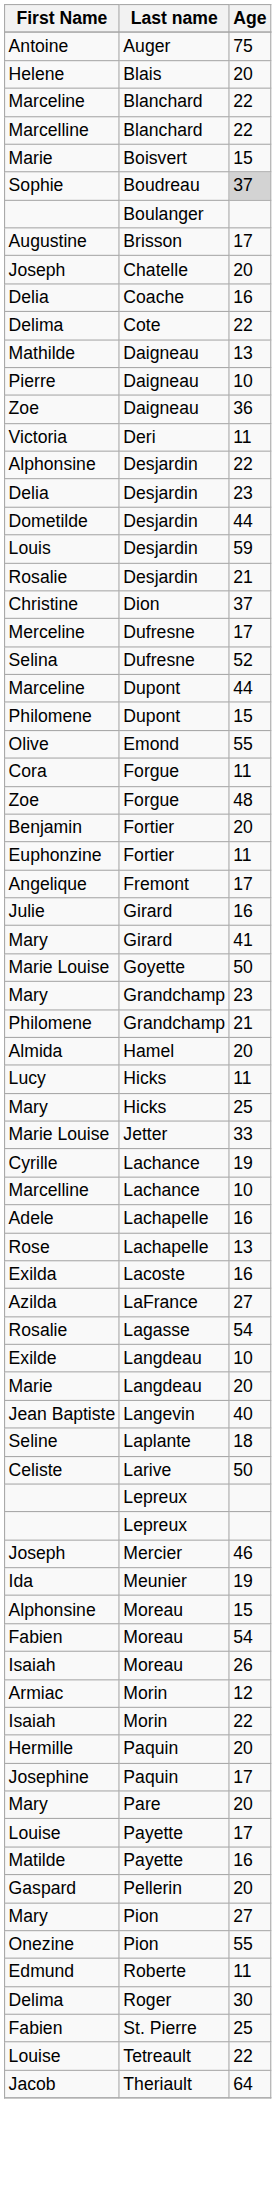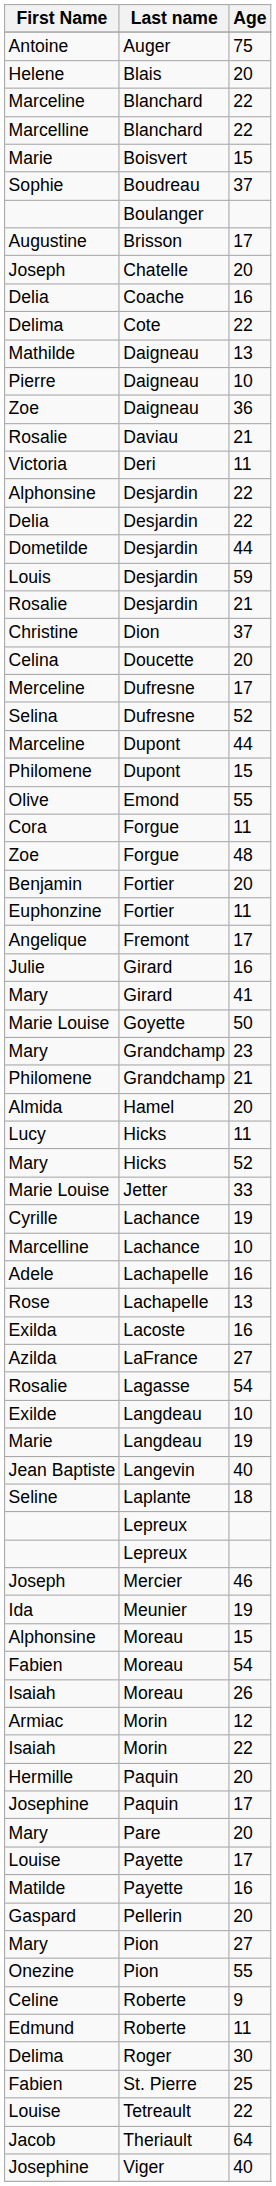(243, 185) lightgrey background -> (243, 185) no background
+ row: (38, 437)
(243, 492) 23 -> (243, 520) 22
+ row: (34, 660)
(243, 1107) 25 -> (243, 1162) 52
(243, 1386) 20 -> (243, 1441) 19
- row: (36, 1469)
+ row: (34, 2000)
+ row: (49, 2167)
